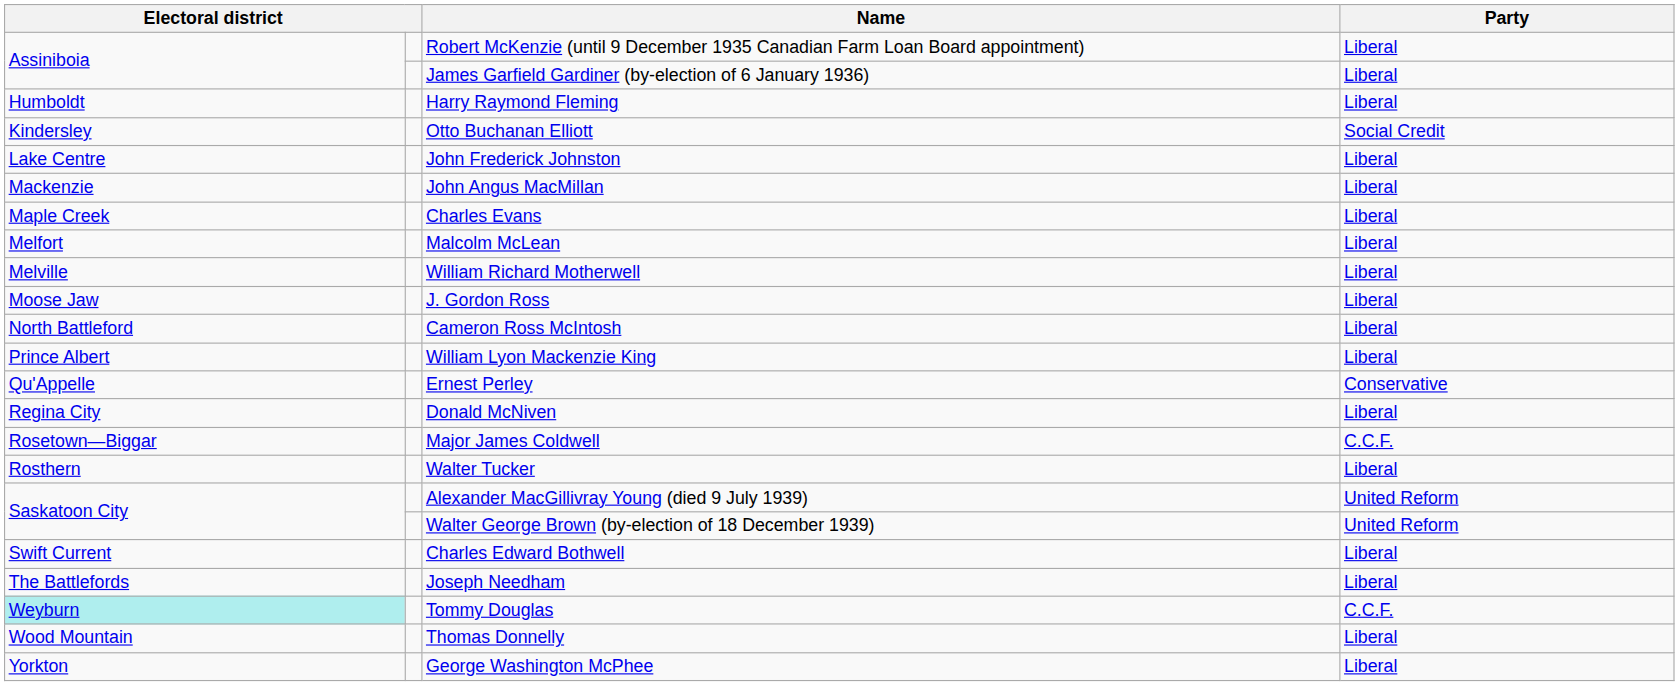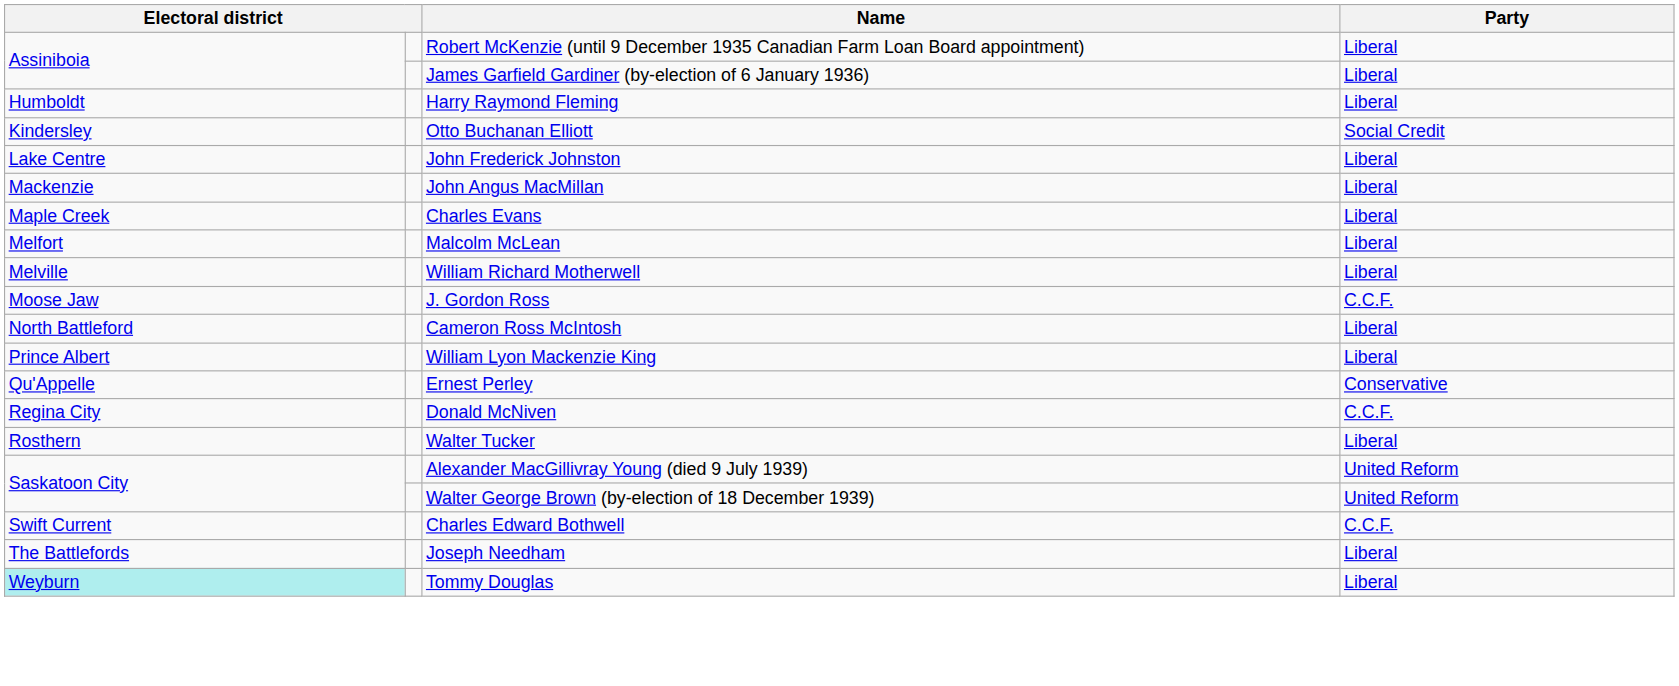(1371, 300) Liberal -> (1369, 300) C.C.F.
(1371, 412) Liberal -> (1369, 412) C.C.F.
- row: (513, 441)
(1371, 553) Liberal -> (1369, 525) C.C.F.
(1369, 610) C.C.F. -> (1371, 581) Liberal
- row: (495, 638)
- row: (540, 666)
